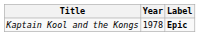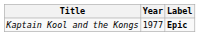(153, 25) 1978 -> (153, 25) 1977
